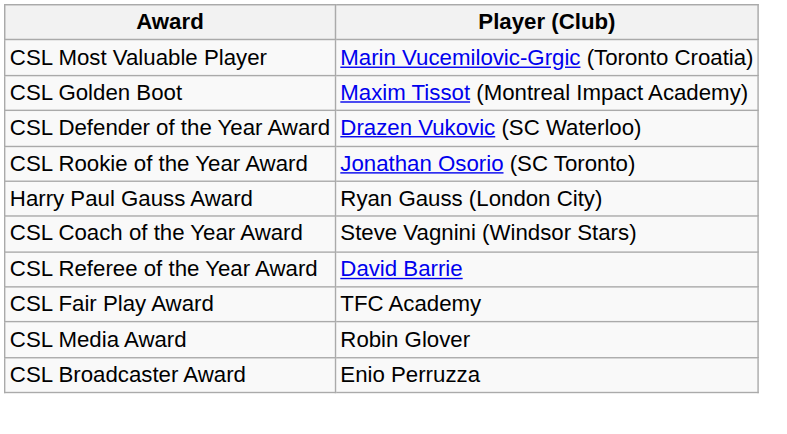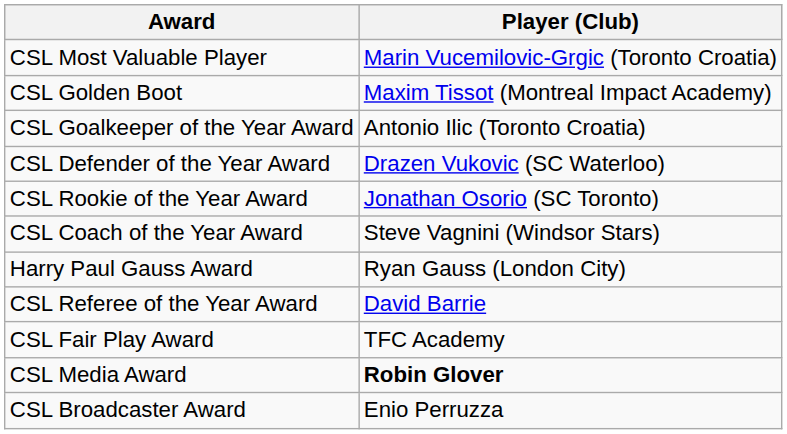+ row: (182, 127)
rows swapped: (156, 233) <-> (131, 198)
(405, 339) normal -> (434, 374) bold
